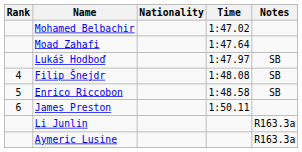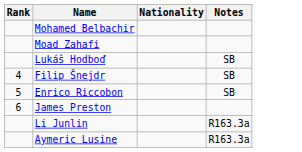- column: (229, 12)
